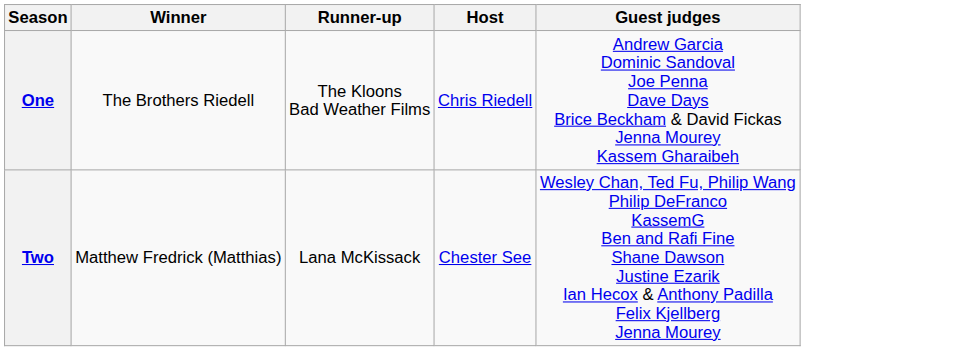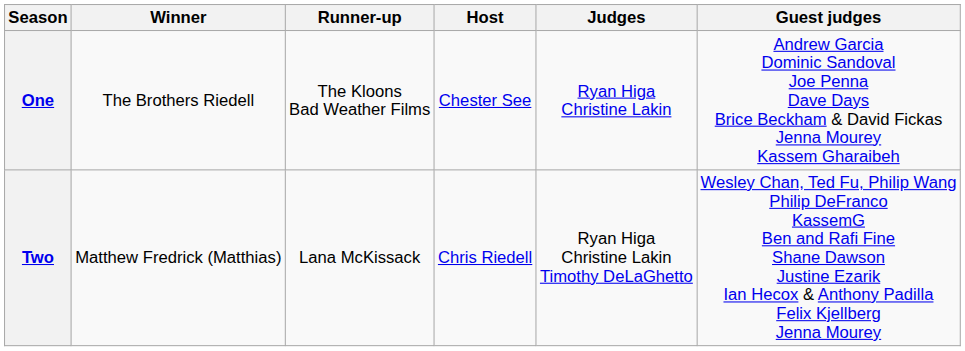+ column: (616, 17)
(485, 100) Chris Riedell -> (485, 100) Chester See
(485, 257) Chester See -> (485, 257) Chris Riedell
